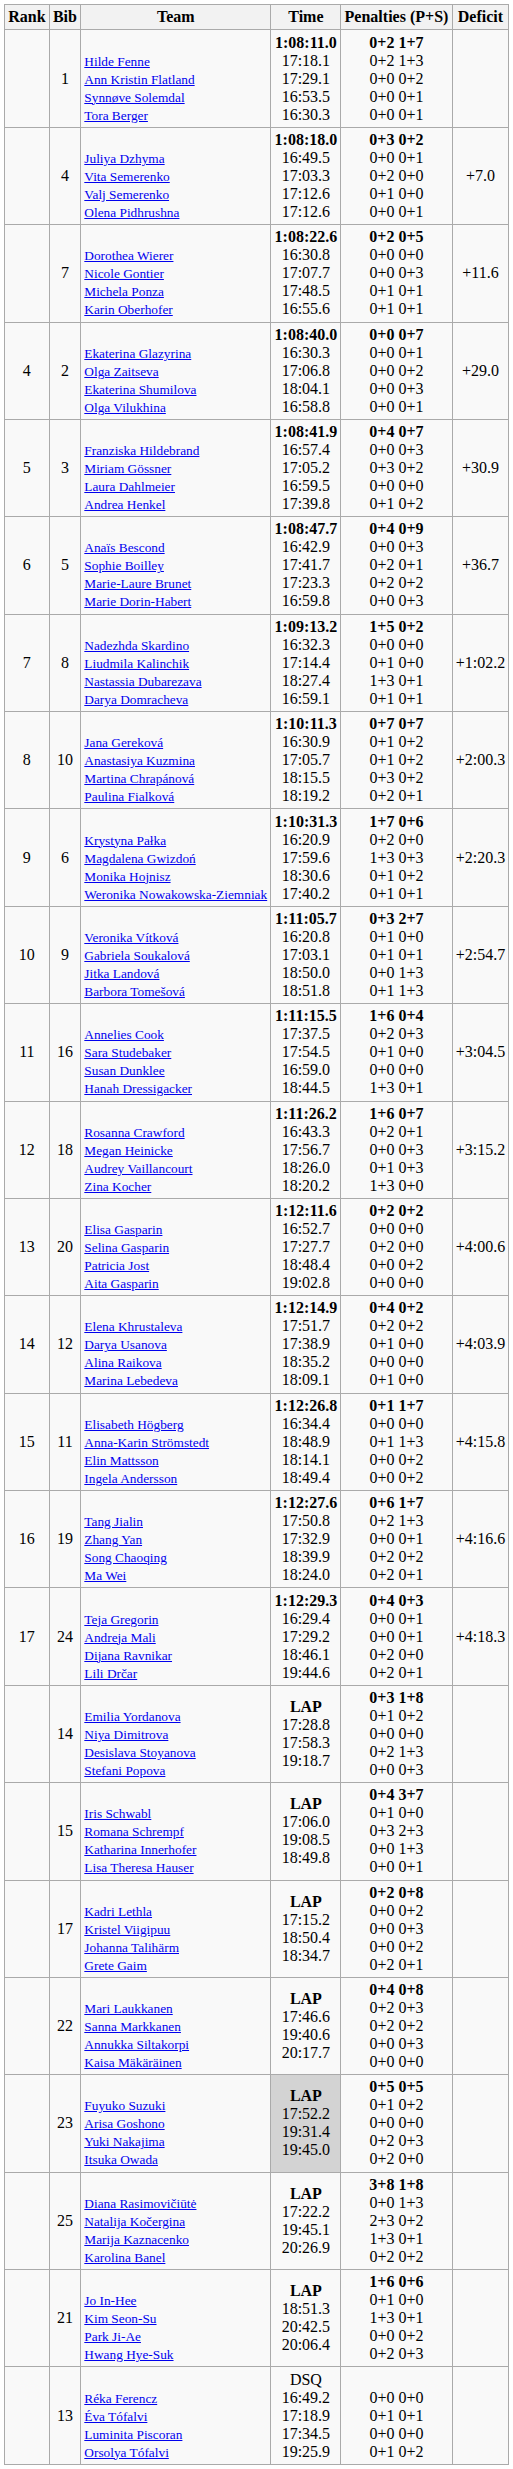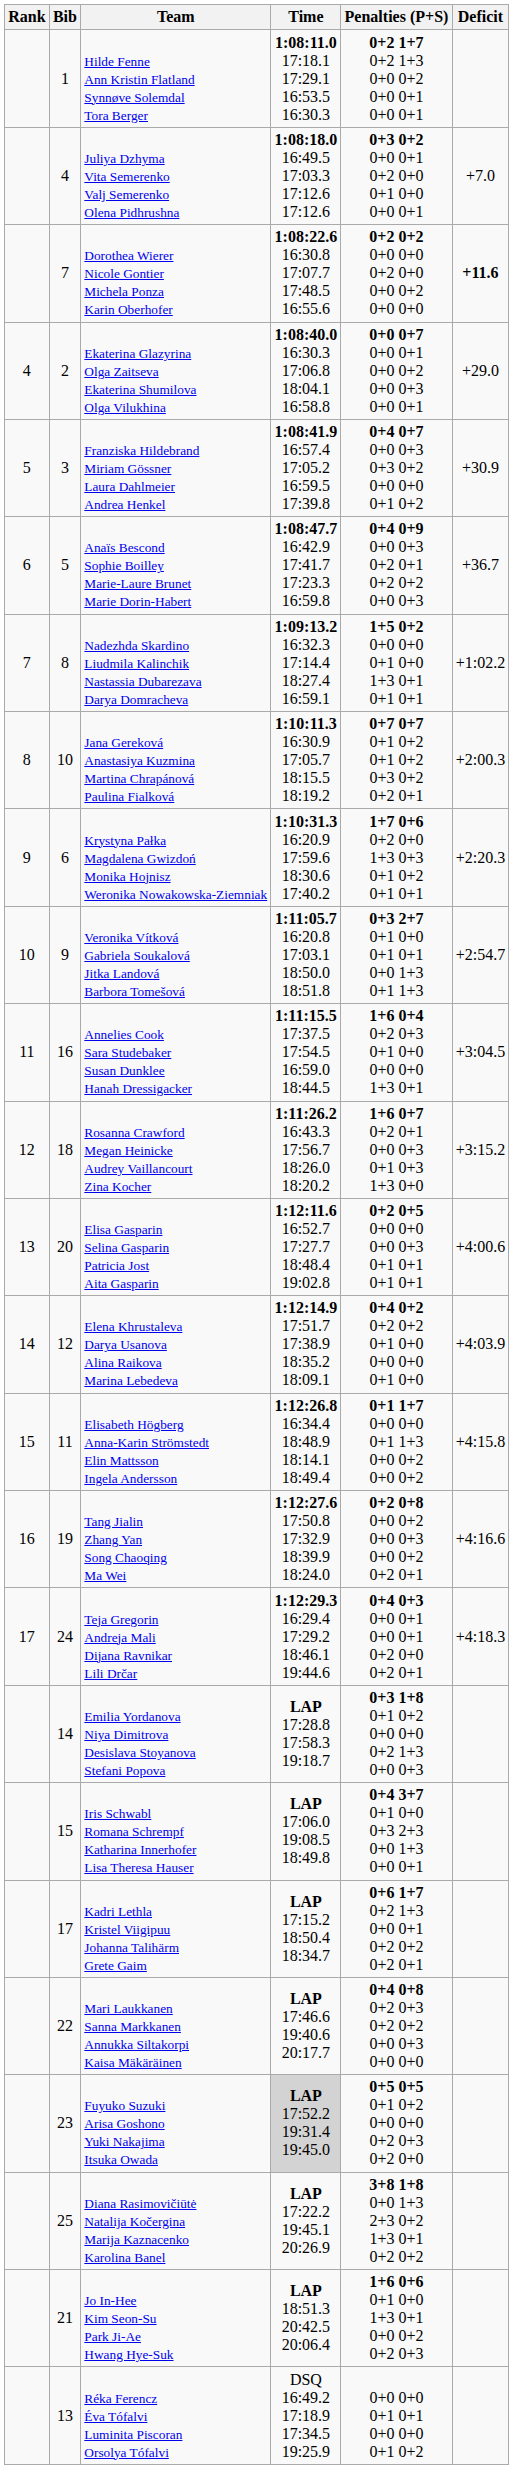(396, 273) 0+2 0+5 0+0 0+0 0+0 0+3 0+1 0+1 0+1 0+1 -> (396, 273) 0+2 0+2 0+0 0+0 0+2 0+0 0+0 0+2 0+0 0+0
(480, 273) normal -> (480, 273) bold
(396, 1247) 0+2 0+2 0+0 0+0 0+2 0+0 0+0 0+2 0+0 0+0 -> (396, 1247) 0+2 0+5 0+0 0+0 0+0 0+3 0+1 0+1 0+1 0+1
(396, 1539) 0+6 1+7 0+2 1+3 0+0 0+1 0+2 0+2 0+2 0+1 -> (396, 1539) 0+2 0+8 0+0 0+2 0+0 0+3 0+0 0+2 0+2 0+1
(396, 1928) 0+2 0+8 0+0 0+2 0+0 0+3 0+0 0+2 0+2 0+1 -> (396, 1928) 0+6 1+7 0+2 1+3 0+0 0+1 0+2 0+2 0+2 0+1
